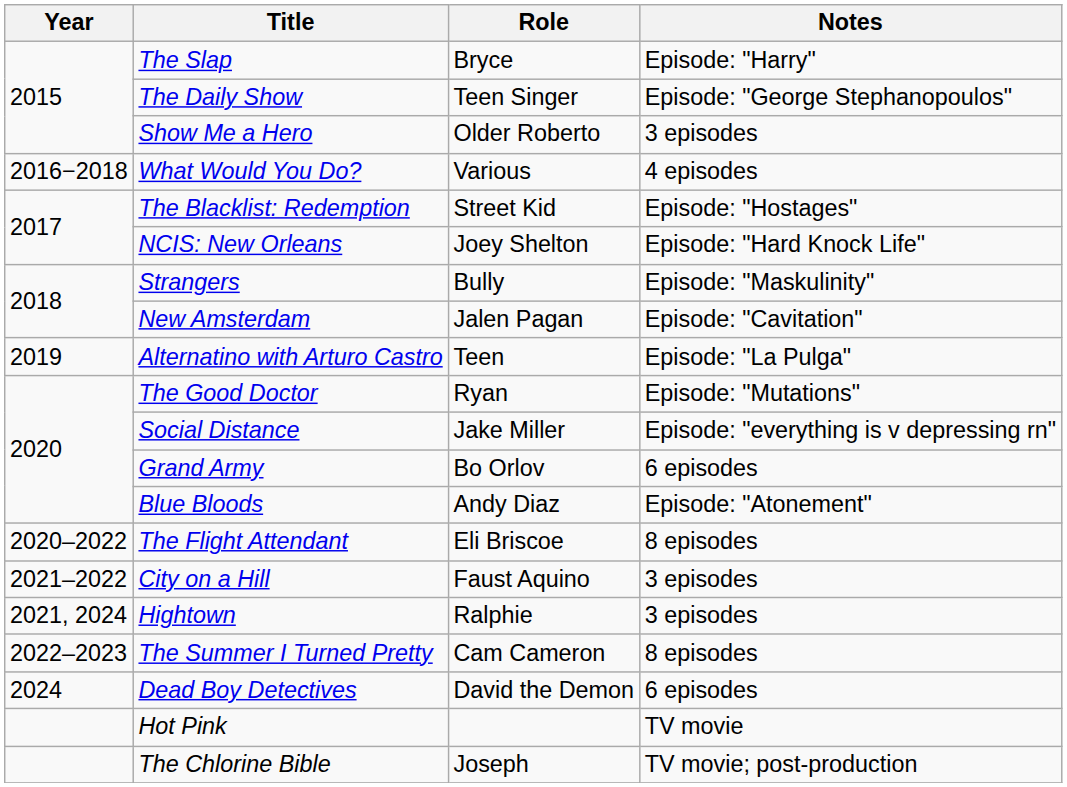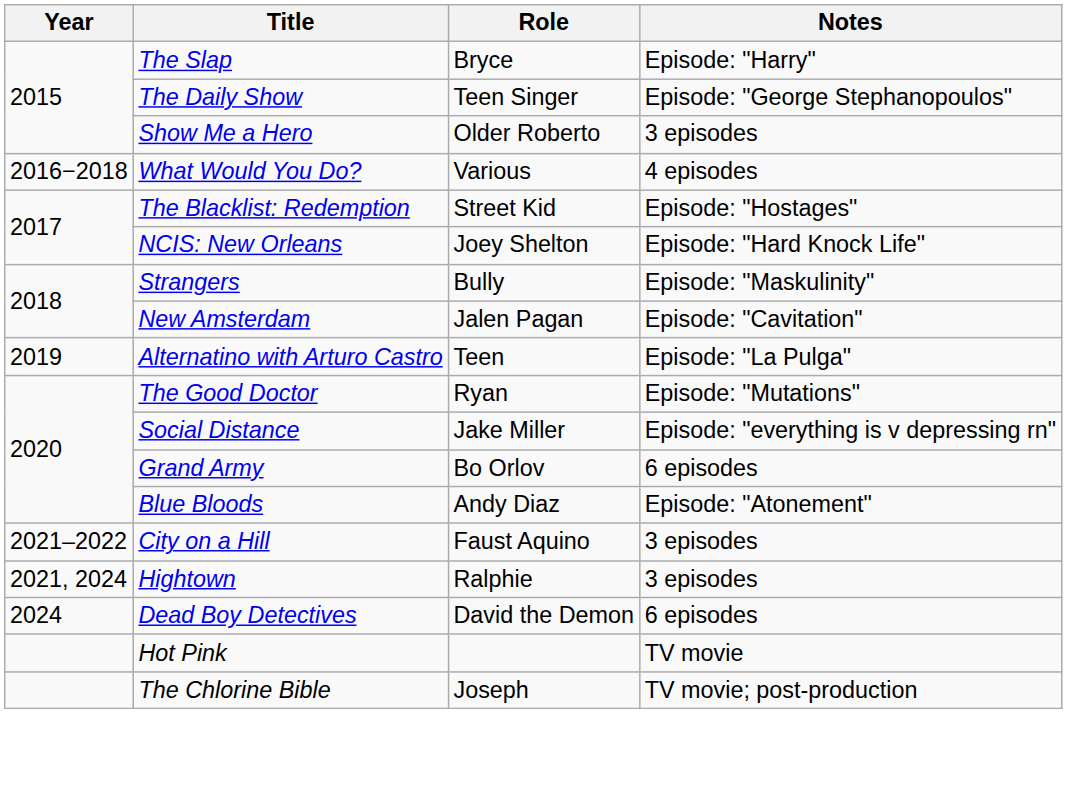- row: (243, 541)
- row: (286, 652)
